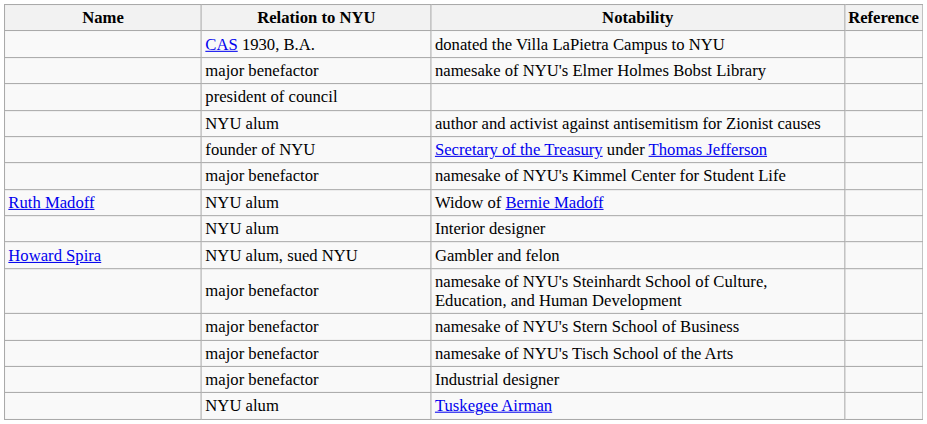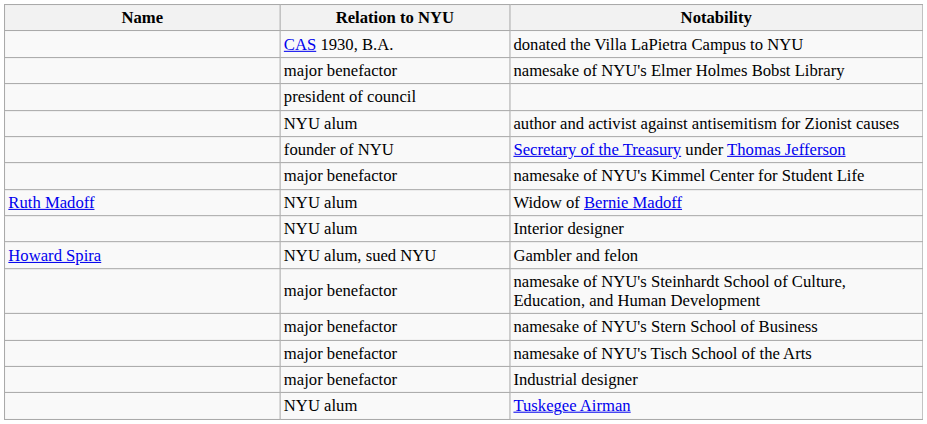- column: (884, 17)
